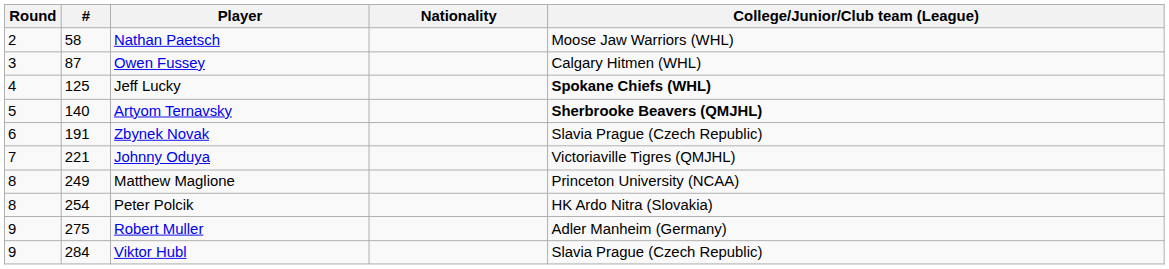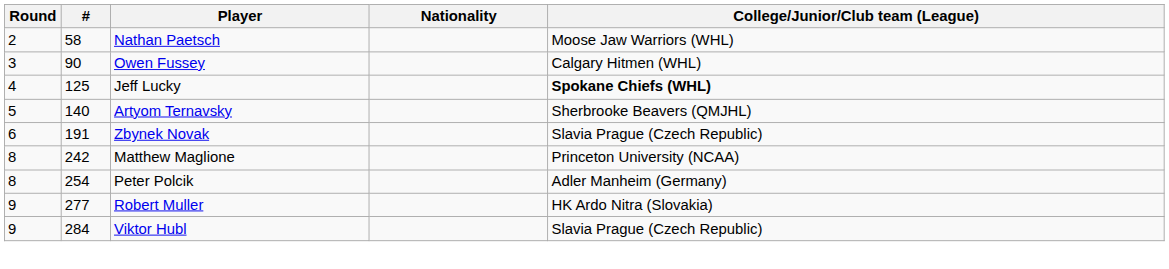(73, 63) 87 -> (73, 63) 90
(657, 110) bold -> (652, 110) normal
- row: (162, 157)
(77, 181) 249 -> (77, 157) 242
(632, 205) HK Ardo Nitra (Slovakia) -> (639, 181) Adler Manheim (Germany)
(77, 228) 275 -> (77, 205) 277
(639, 228) Adler Manheim (Germany) -> (632, 205) HK Ardo Nitra (Slovakia)
